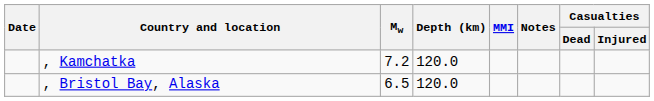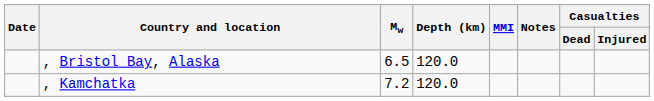rows swapped: (89, 62) <-> (131, 85)
